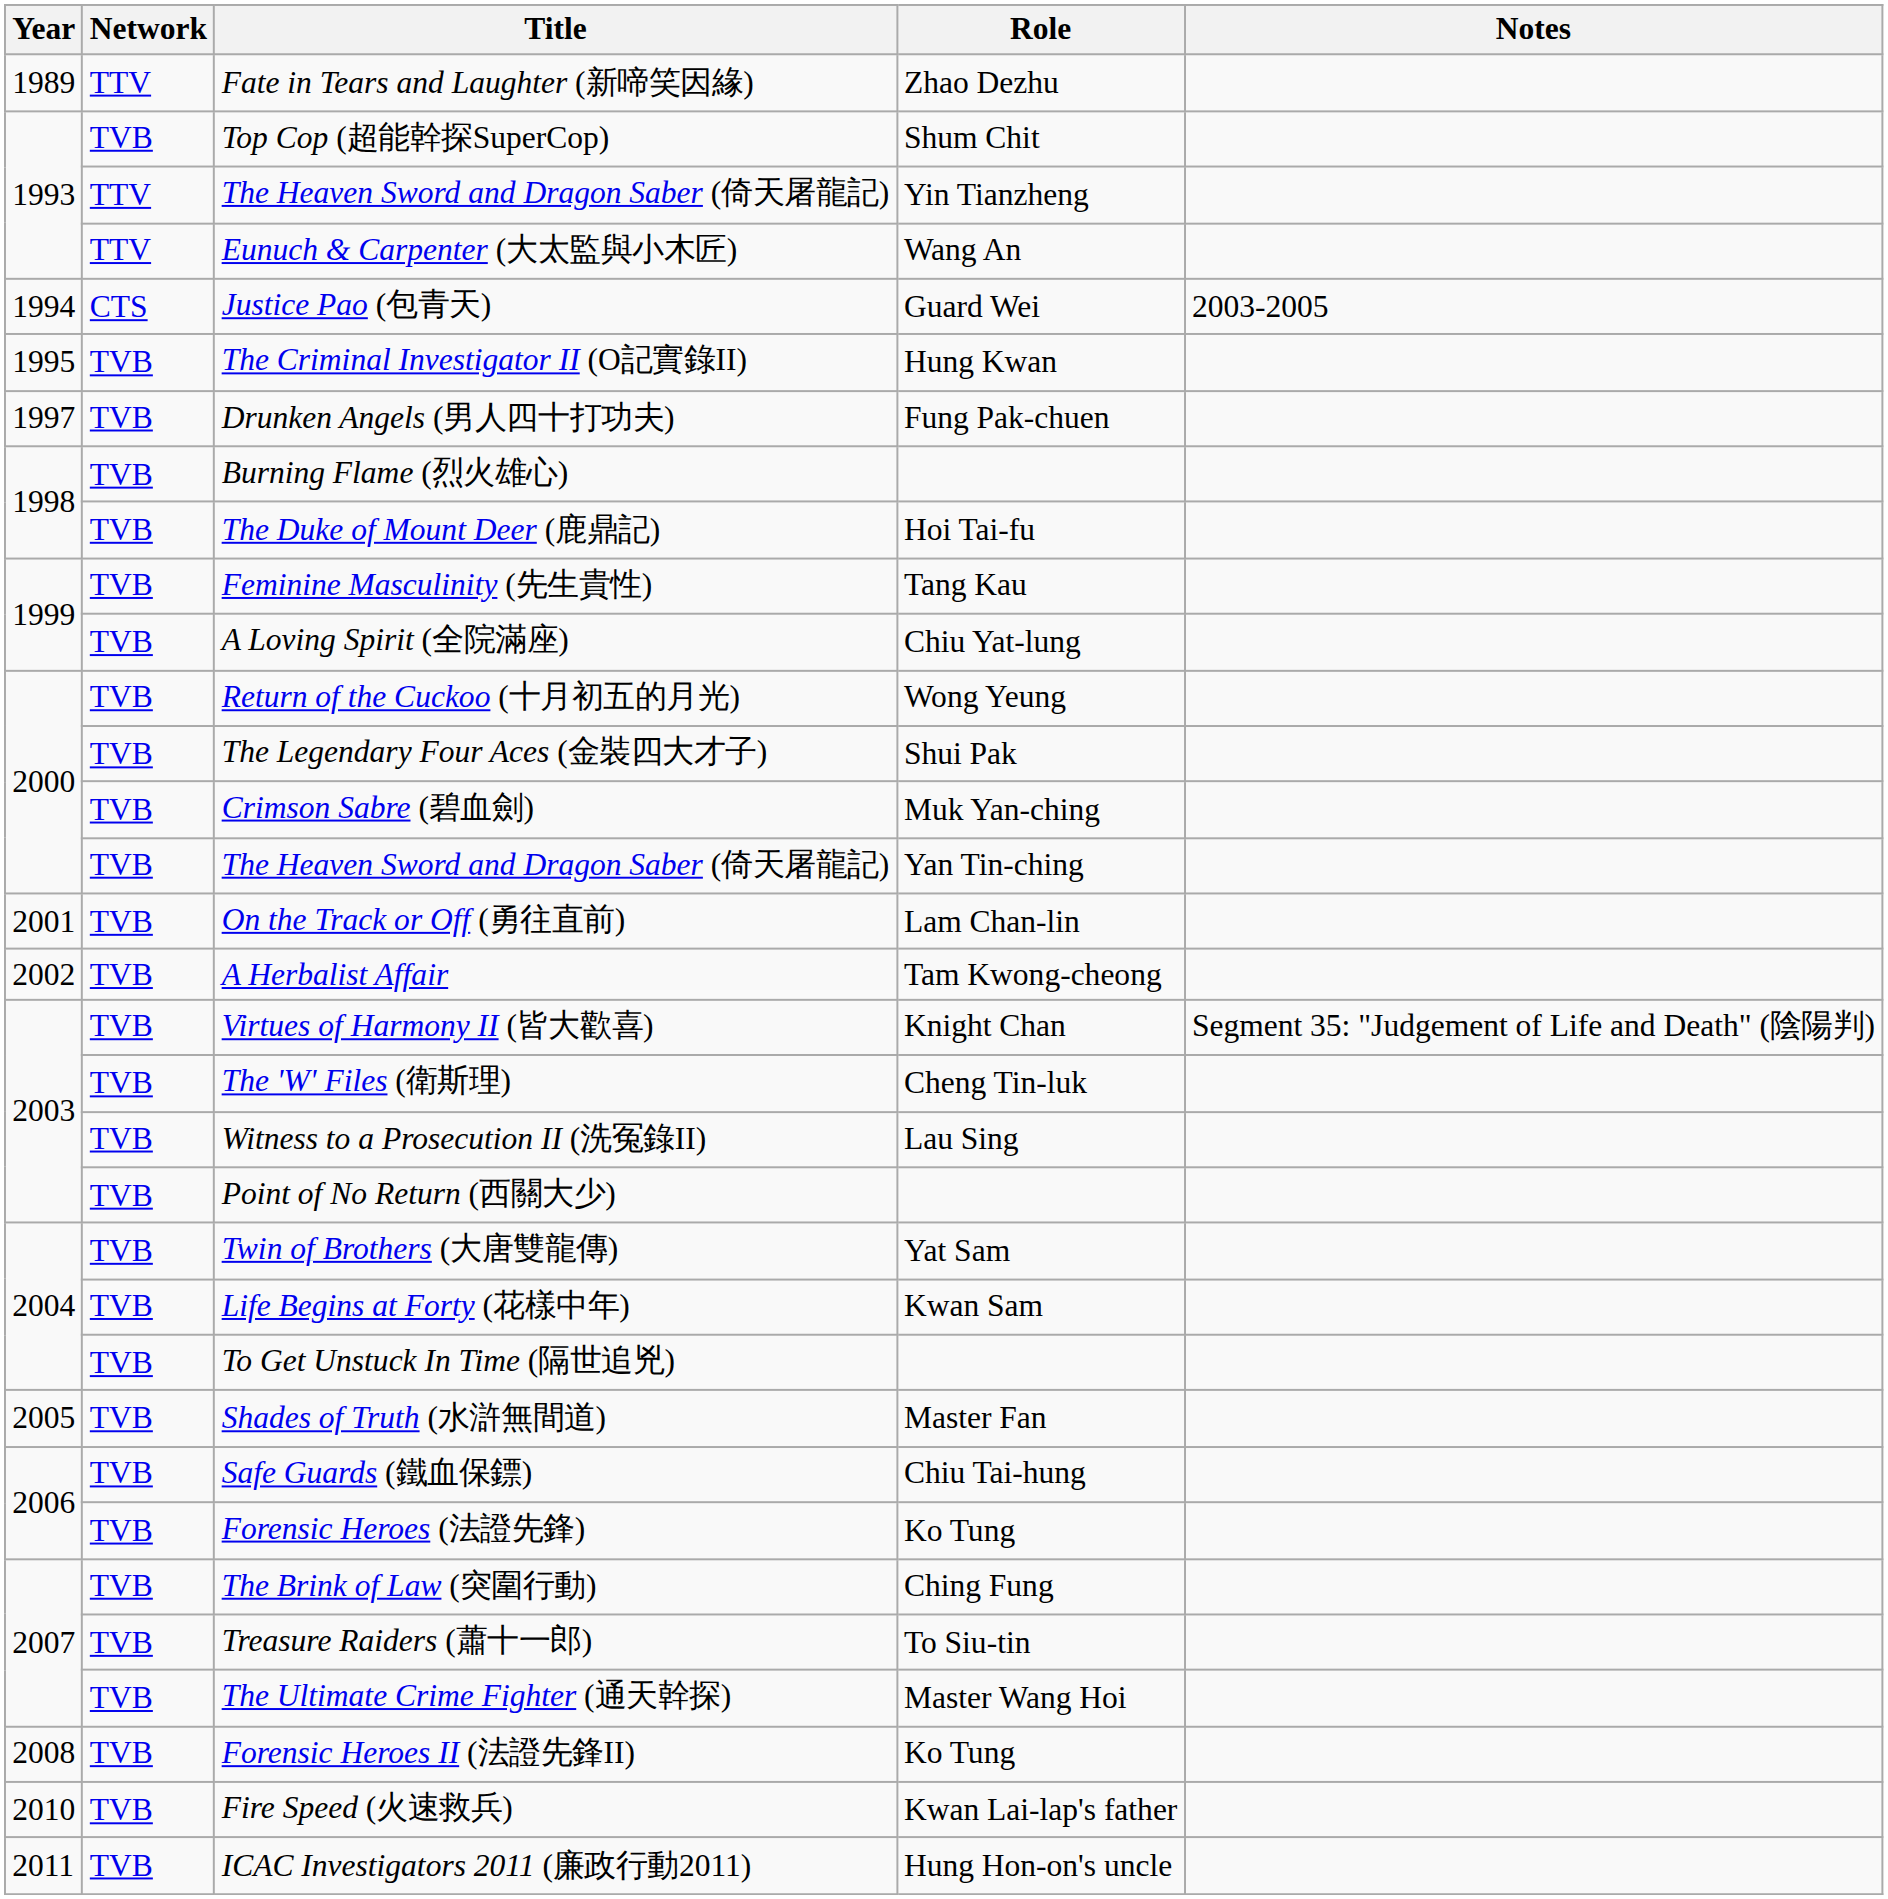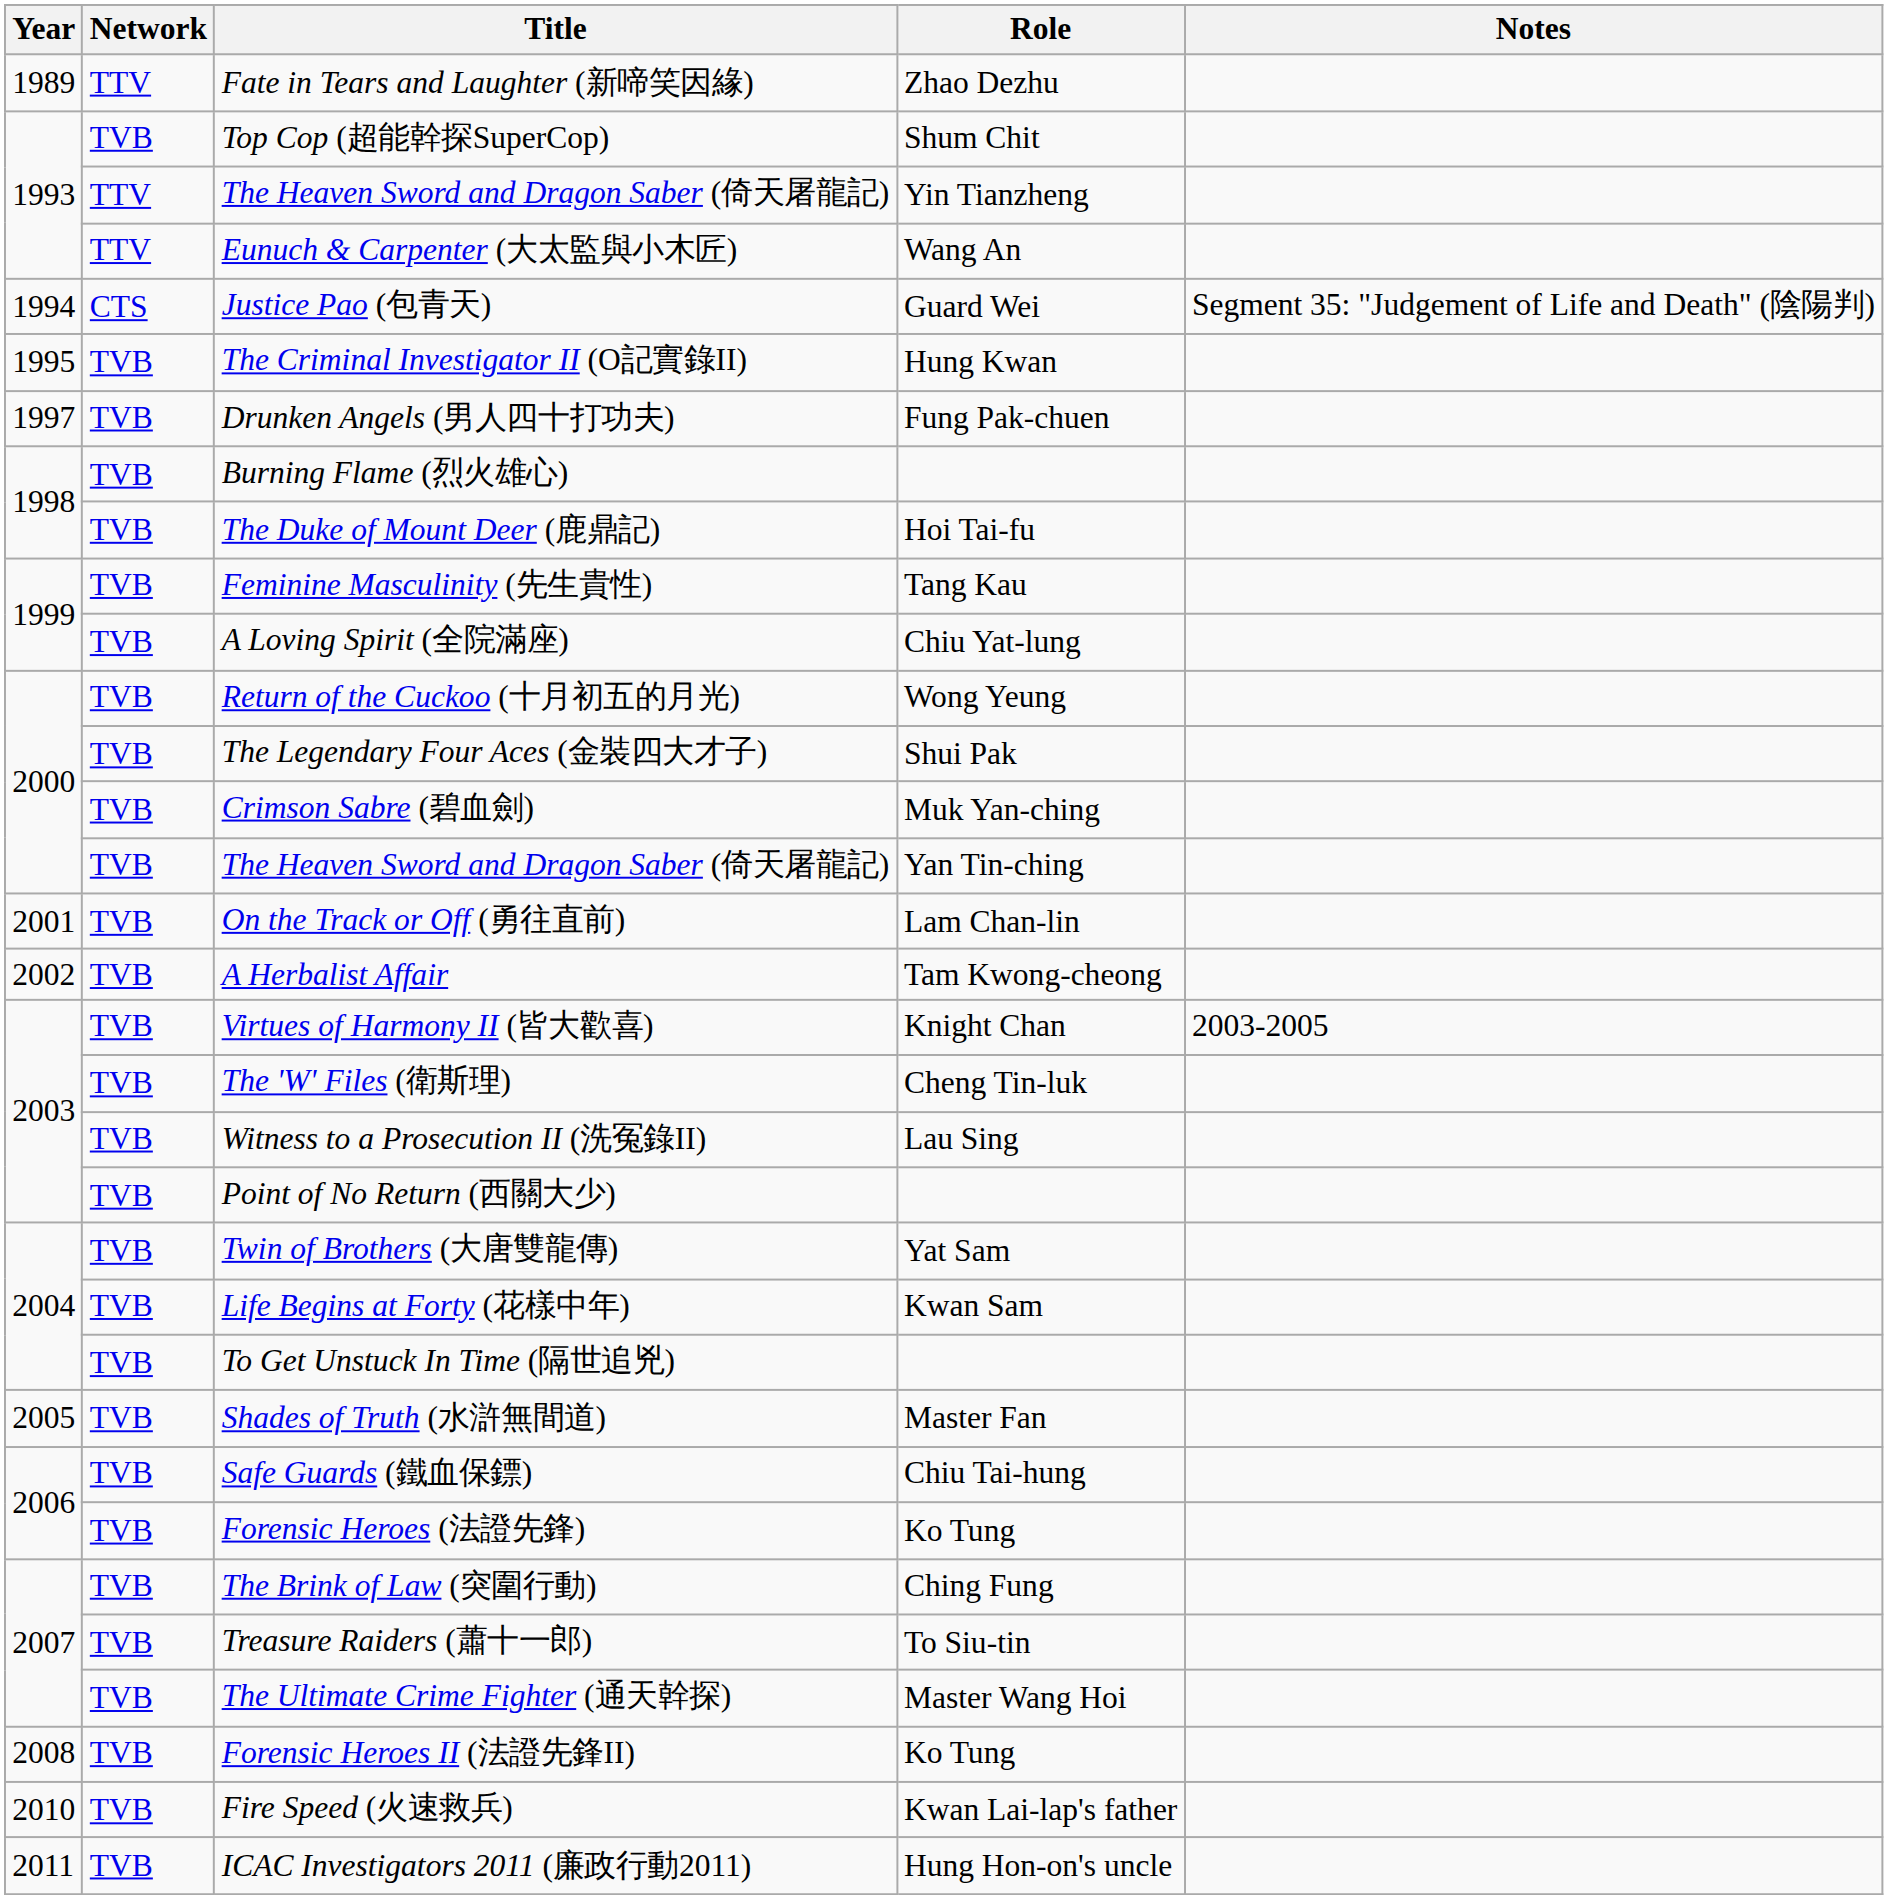(1260, 306) 2003-2005 -> (1533, 305) Segment 35: "Judgement of Life and Death" (陰陽判)
(1533, 1025) Segment 35: "Judgement of Life and Death" (陰陽判) -> (1260, 1026) 2003-2005
